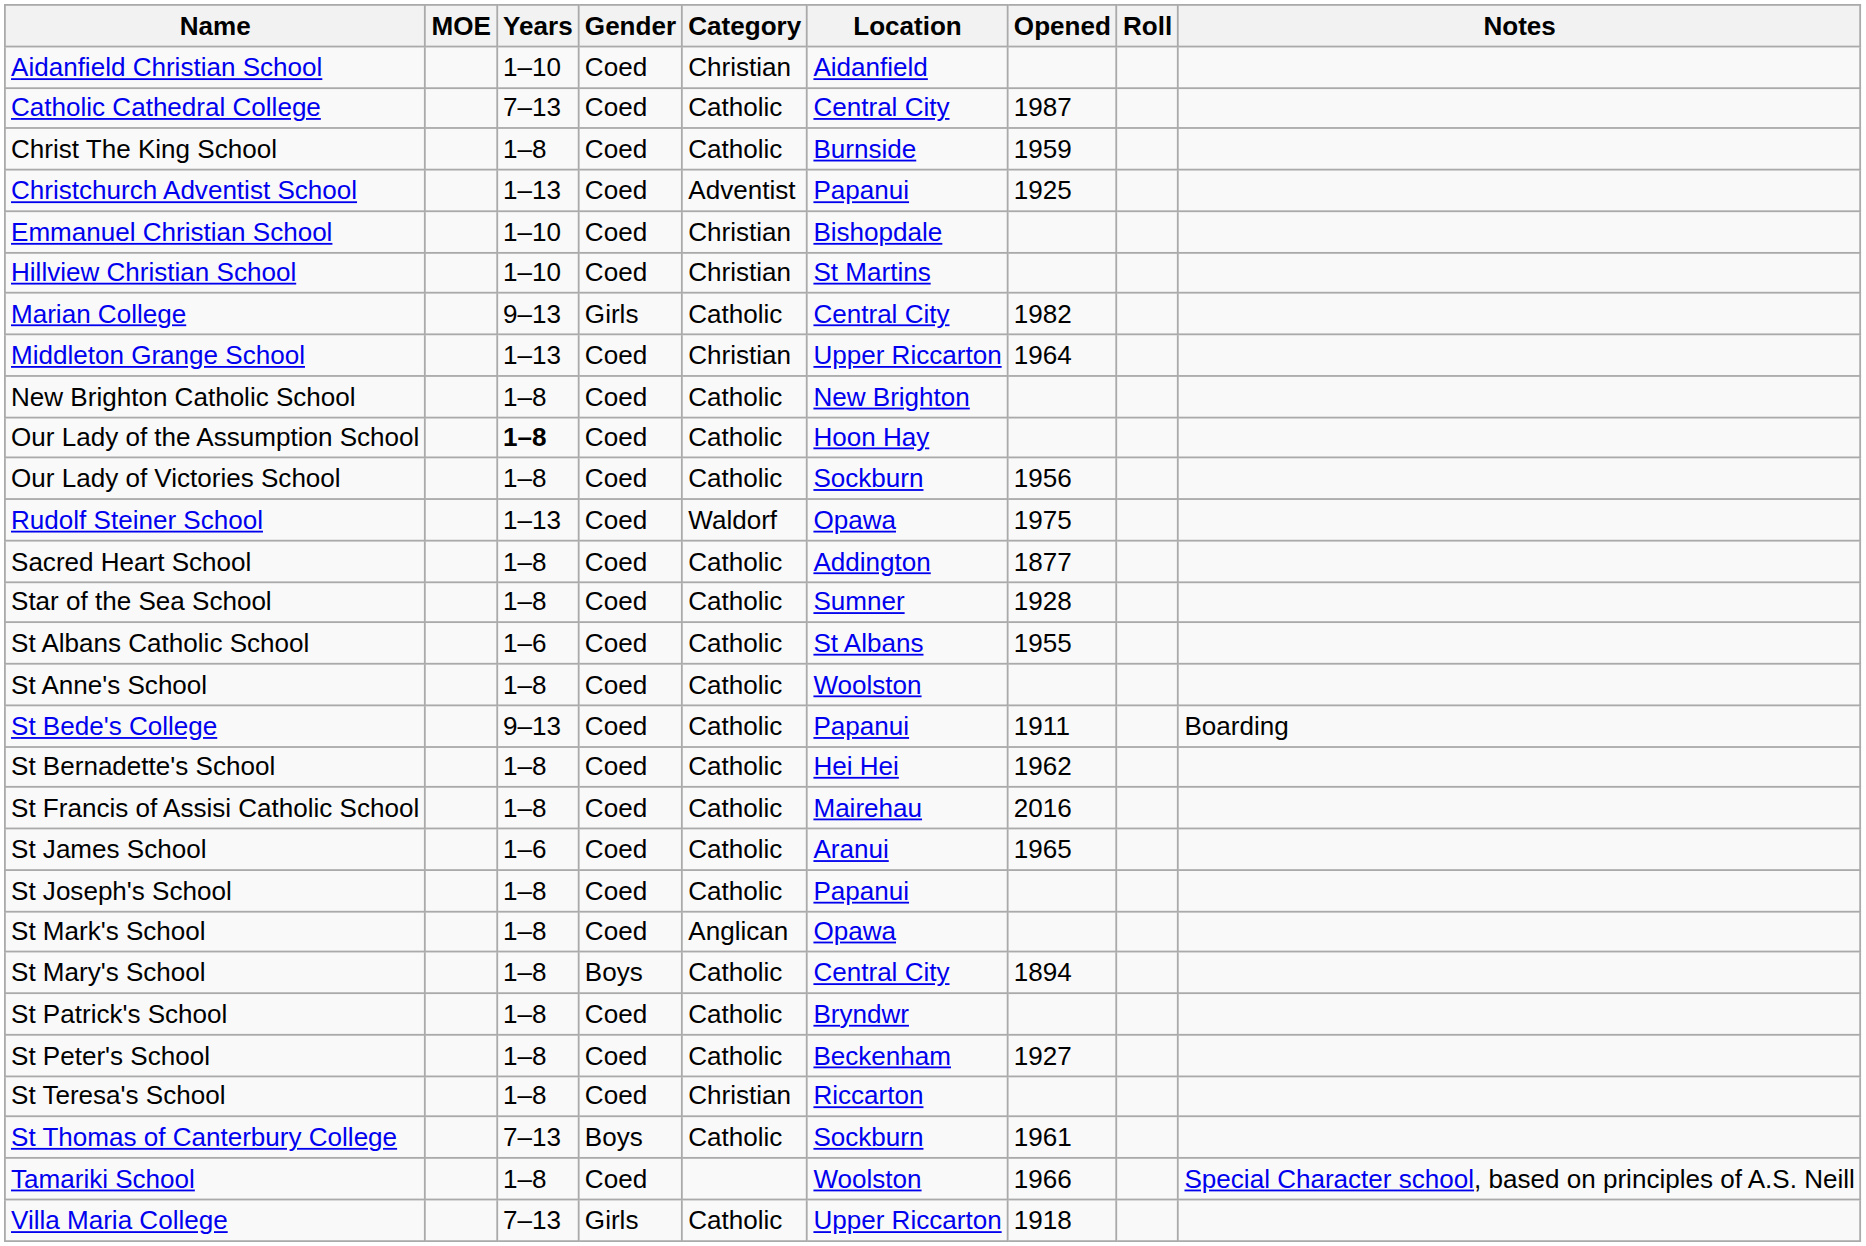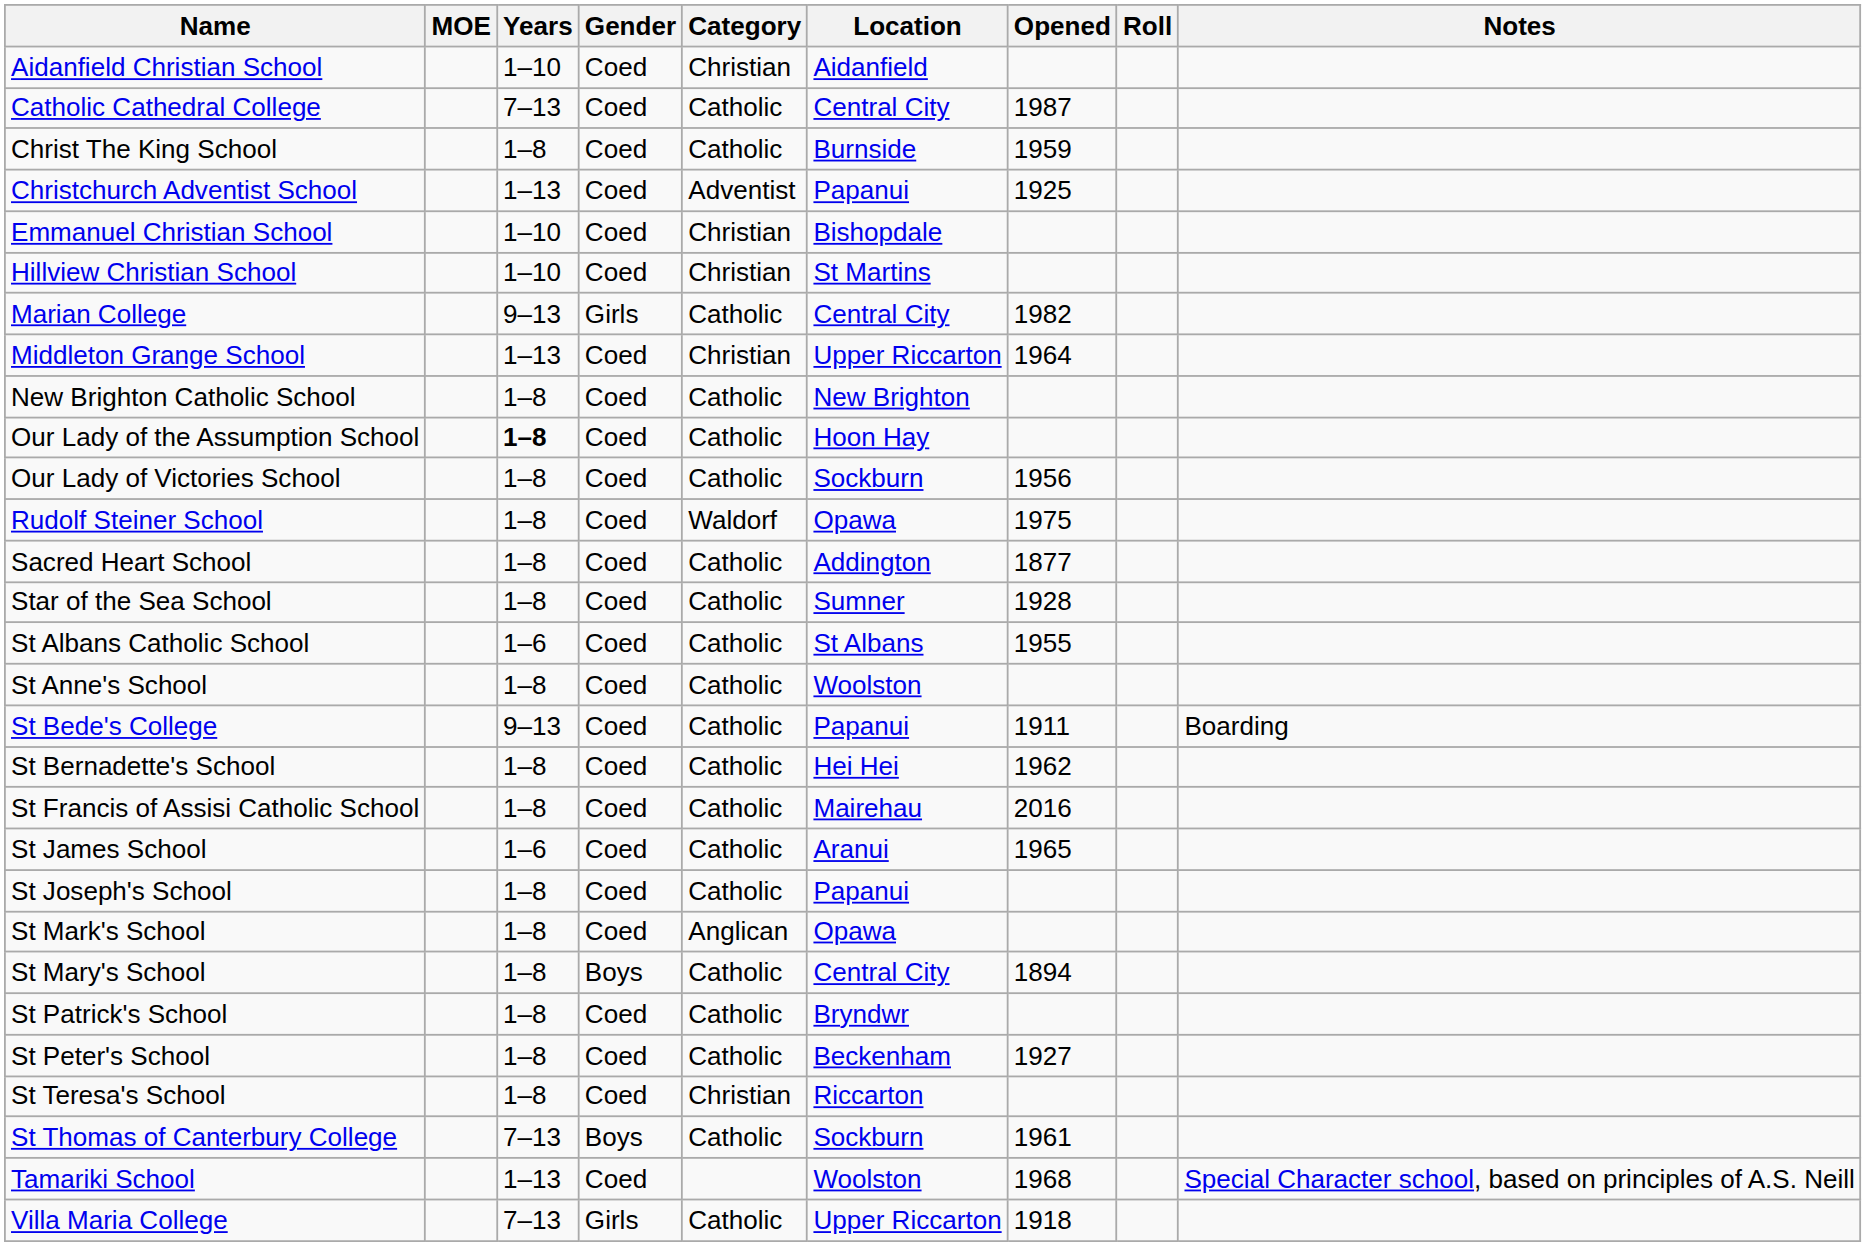(532, 520) 1–13 -> (525, 520) 1–8
(525, 1179) 1–8 -> (532, 1179) 1–13
(1043, 1179) 1966 -> (1043, 1179) 1968
